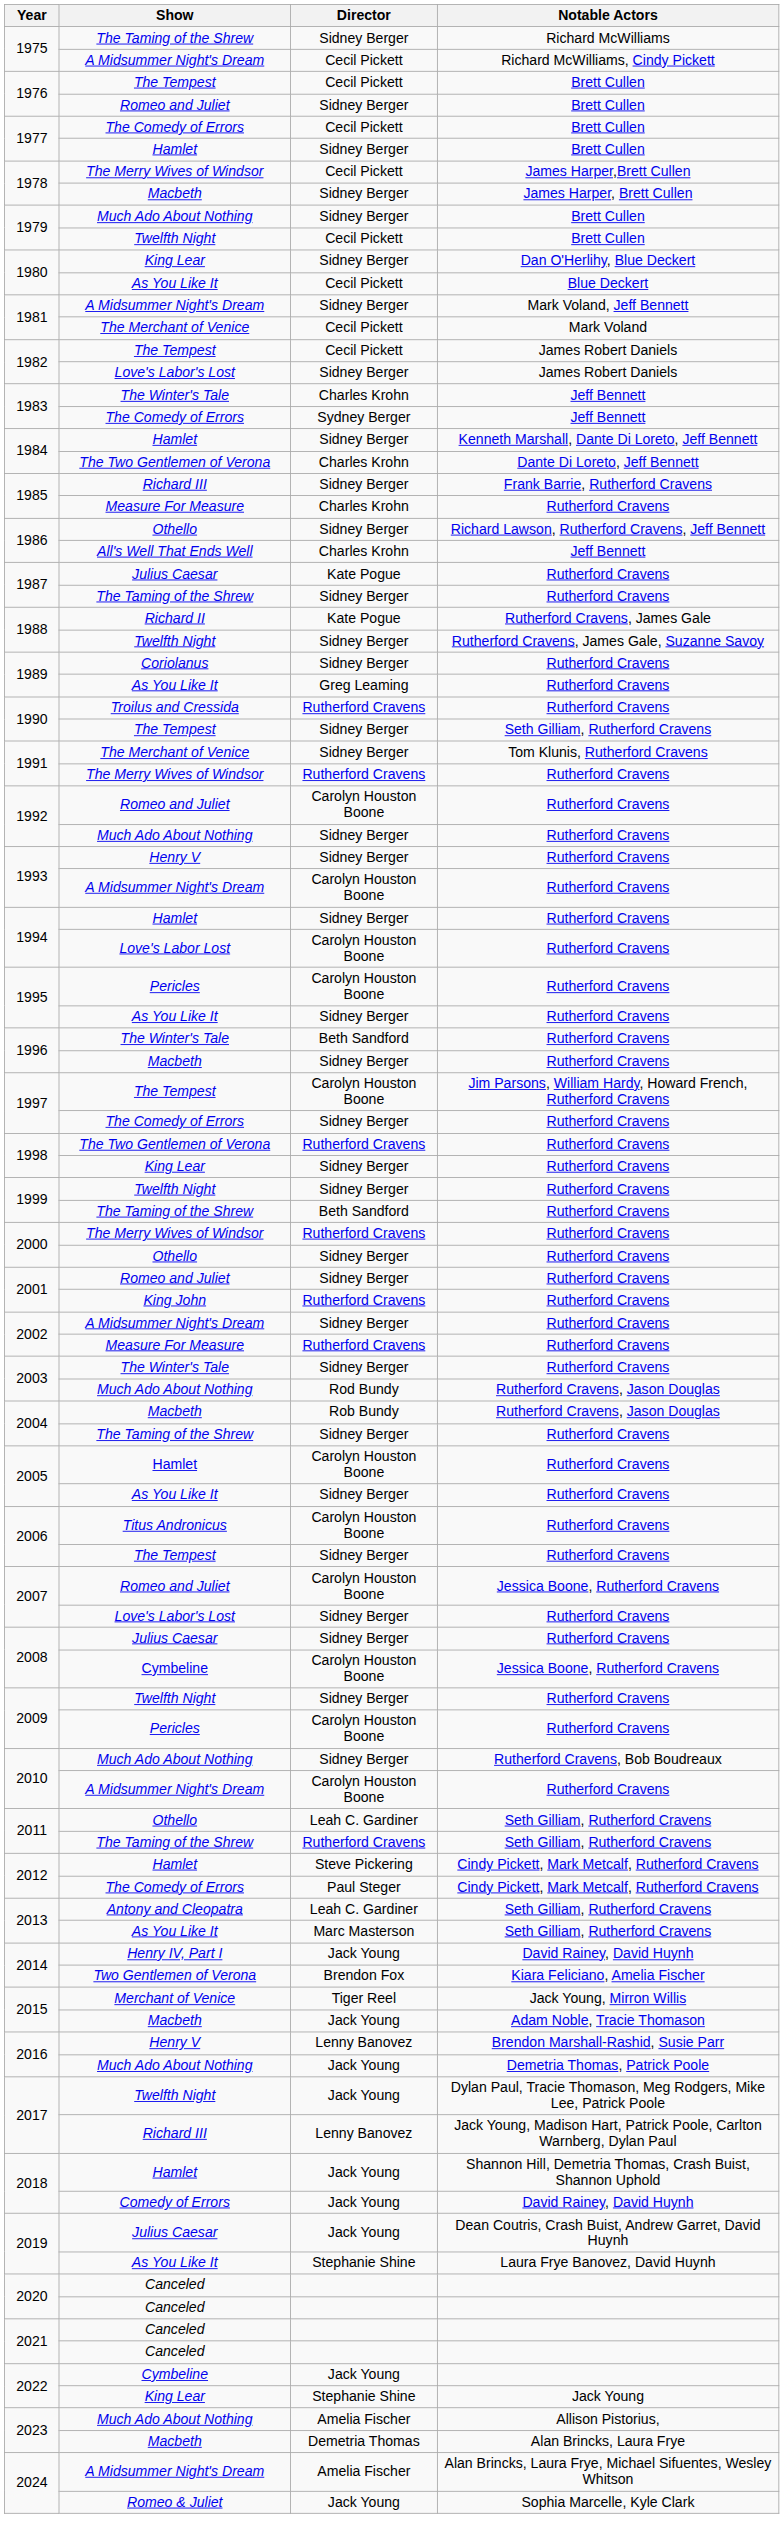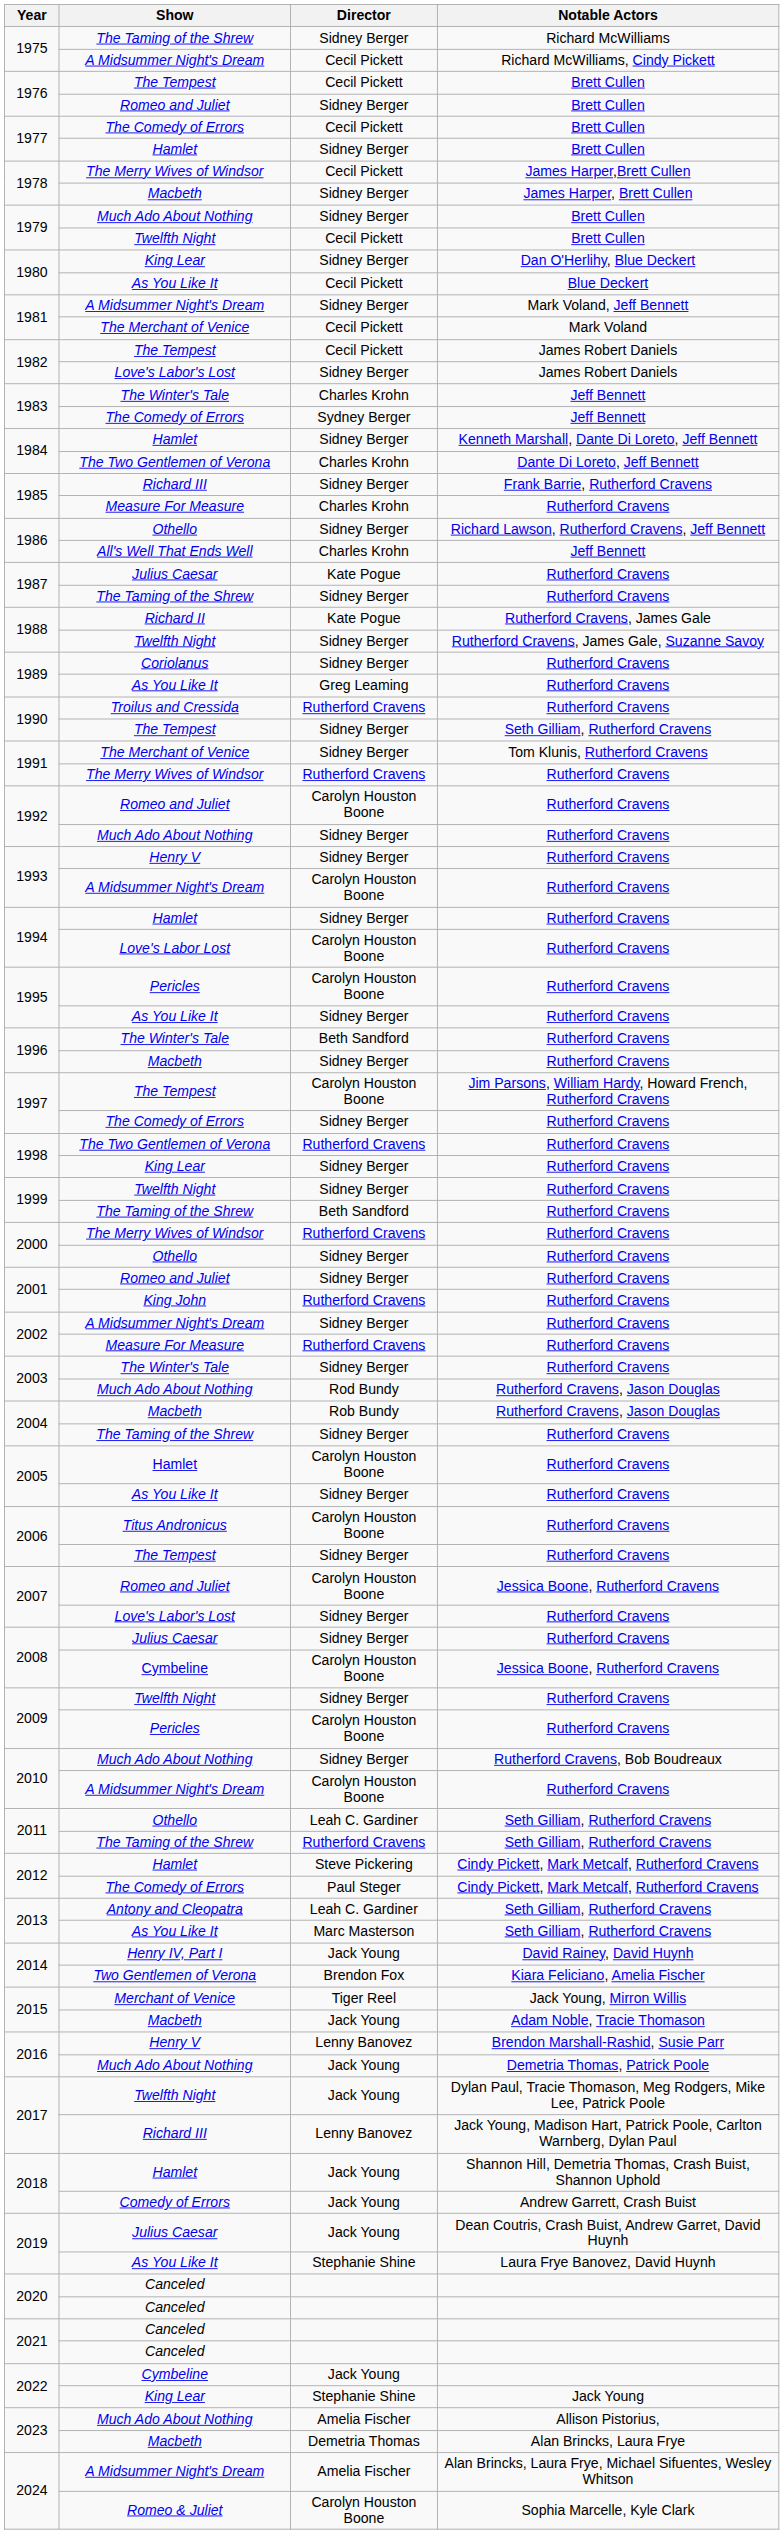(608, 2202) David Rainey, David Huynh -> (608, 2202) Andrew Garrett, Crash Buist
(364, 2502) Jack Young -> (364, 2510) Carolyn Houston Boone
